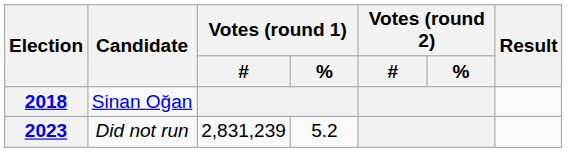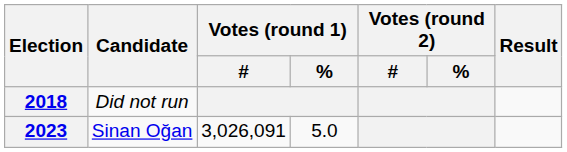(142, 101) Sinan Oğan -> (142, 101) Did not run
(142, 131) Did not run -> (142, 131) Sinan Oğan
(244, 131) 2,831,239 -> (244, 131) 3,026,091
(324, 131) 5.2 -> (324, 131) 5.0
